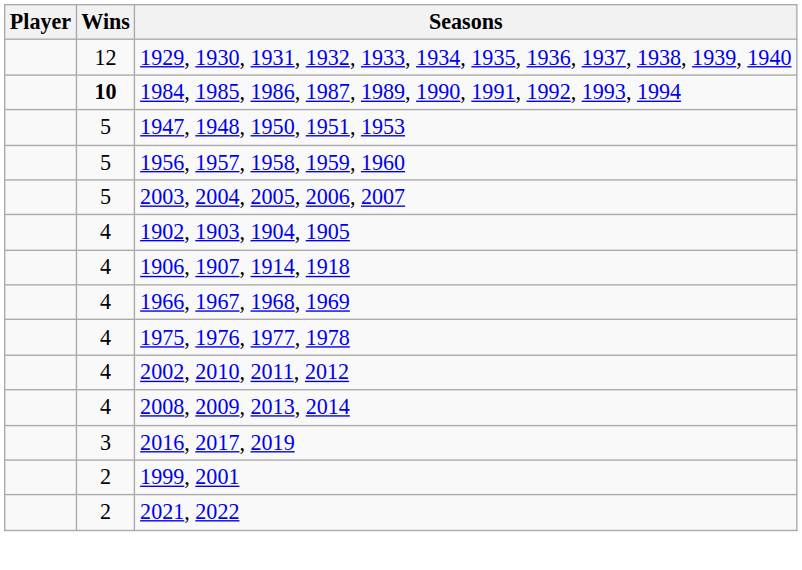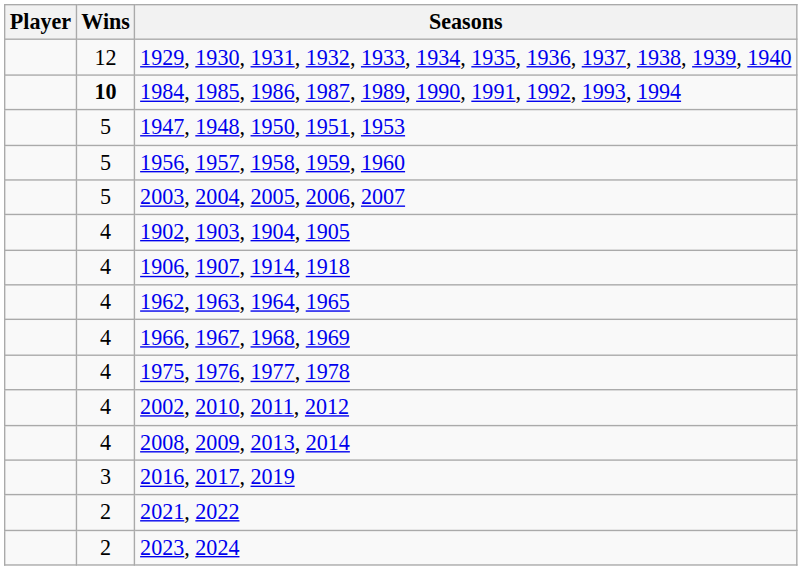+ row: (245, 302)
- row: (190, 477)
+ row: (190, 547)
